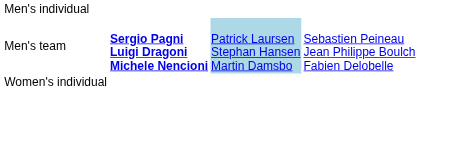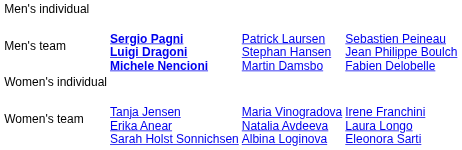(256, 52) lightblue background -> (286, 52) no background
+ row: (44, 119)
